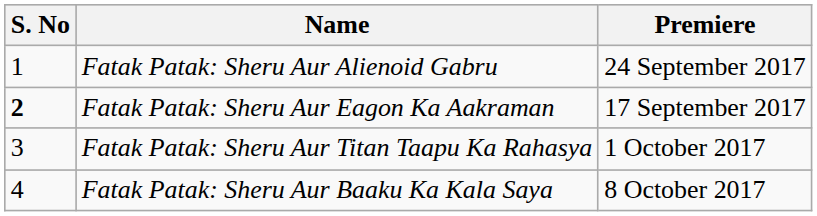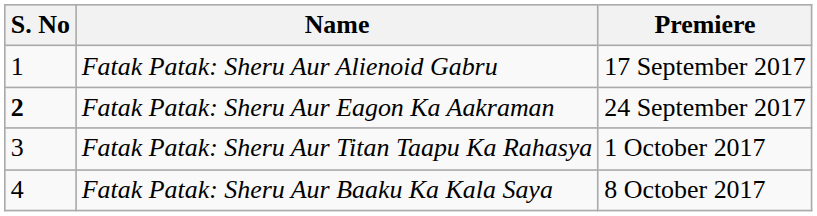(705, 66) 24 September 2017 -> (705, 66) 17 September 2017
(705, 107) 17 September 2017 -> (705, 107) 24 September 2017
